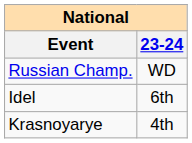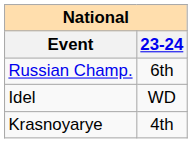(162, 71) WD -> (162, 71) 6th
(162, 97) 6th -> (162, 97) WD
